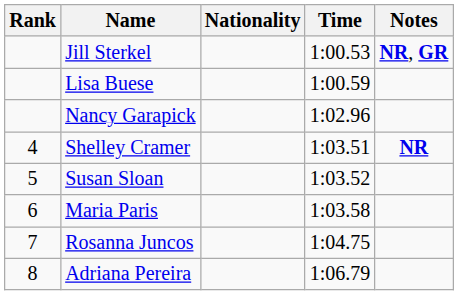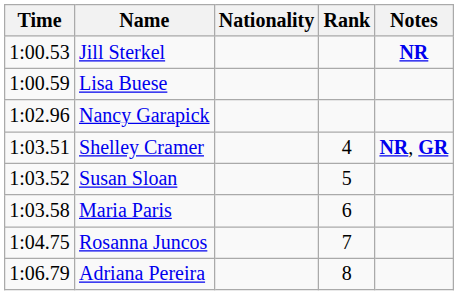columns swapped: (33, 20) <-> (340, 20)
(414, 52) NR, GR -> (414, 52) NR
(414, 147) NR -> (414, 147) NR, GR
